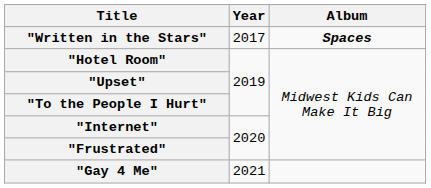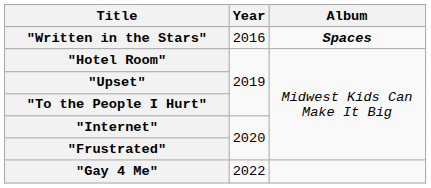(249, 38) 2017 -> (249, 38) 2016
(249, 171) 2021 -> (249, 171) 2022
